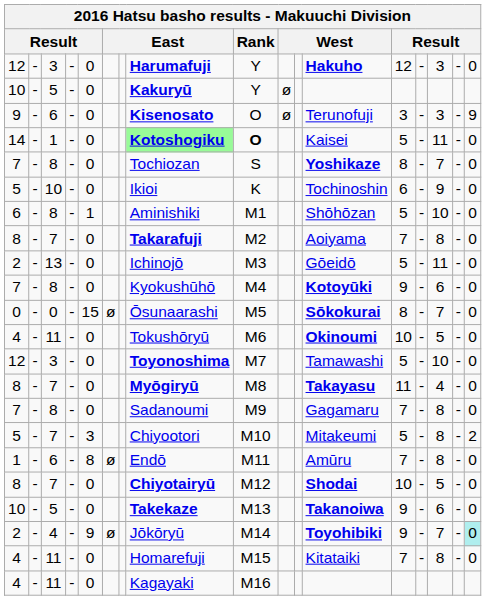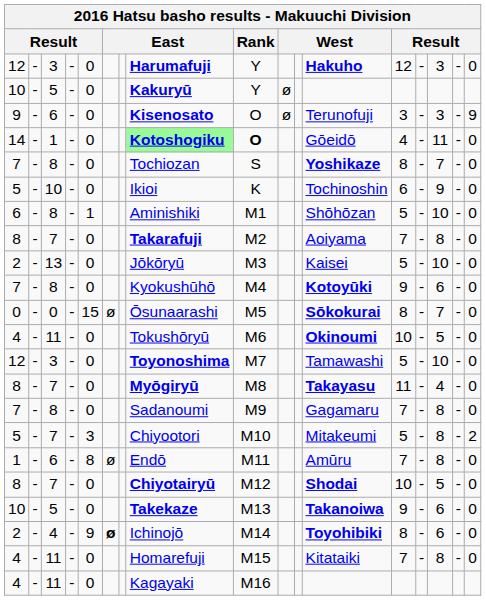(327, 139) Kaisei -> (331, 139) Gōeidō
(403, 139) 5 -> (403, 139) 4
(157, 262) Ichinojō -> (157, 262) Jōkōryū
(331, 262) Gōeidō -> (327, 262) Kaisei
(440, 262) 11 -> (440, 262) 10
(111, 533) normal -> (111, 533) bold
(157, 533) Jōkōryū -> (157, 533) Ichinojō
(403, 533) 9 -> (403, 533) 8
(440, 533) 7 -> (440, 533) 6
(472, 533) paleturquoise background -> (472, 533) no background
